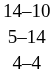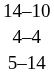rows swapped: (27, 63) <-> (27, 37)
